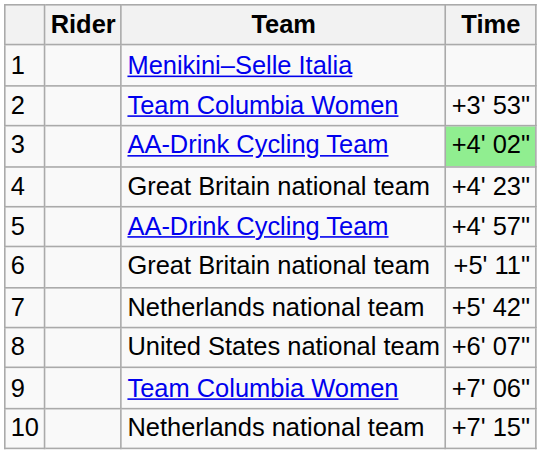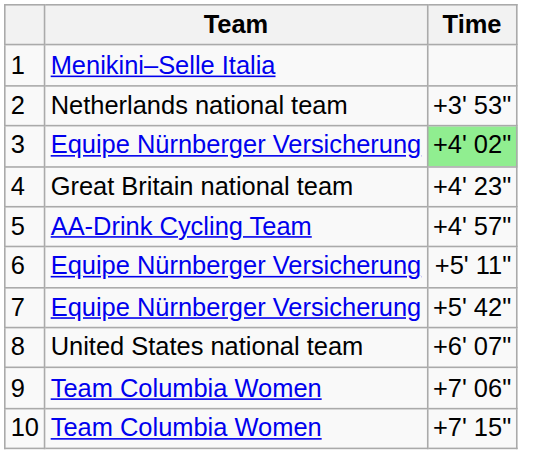- column: (83, 24)
(263, 105) Team Columbia Women -> (199, 105) Netherlands national team
(258, 145) AA-Drink Cycling Team -> (236, 145) Equipe Nürnberger Versicherung
(279, 266) Great Britain national team -> (236, 266) Equipe Nürnberger Versicherung
(276, 307) Netherlands national team -> (236, 307) Equipe Nürnberger Versicherung
(276, 428) Netherlands national team -> (186, 428) Team Columbia Women
